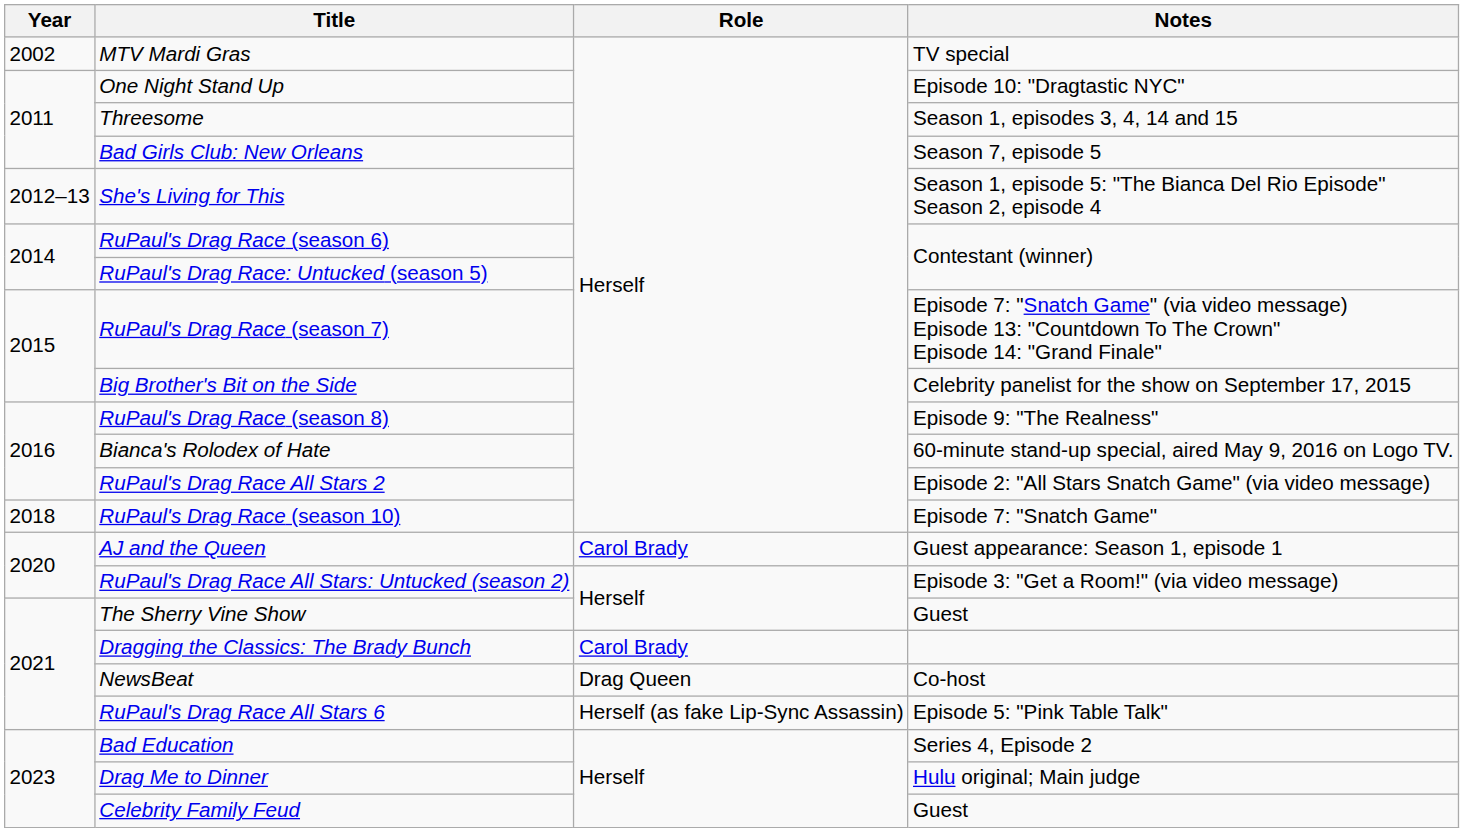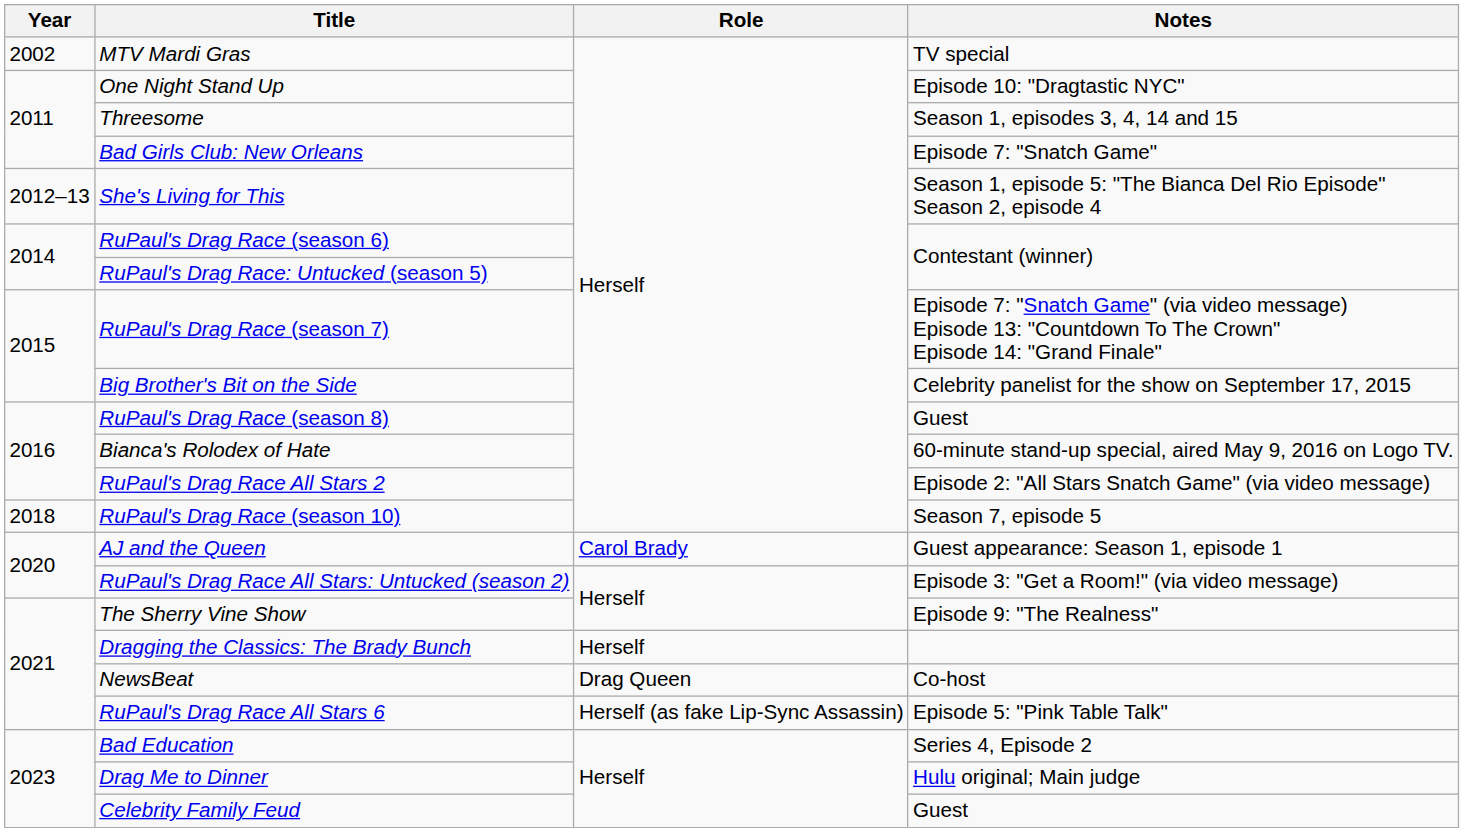(1007, 151) Season 7, episode 5 -> (1035, 151) Episode 7: "Snatch Game"
(1036, 417) Episode 9: "The Realness" -> (941, 417) Guest
(1035, 516) Episode 7: "Snatch Game" -> (1007, 516) Season 7, episode 5
(941, 614) Guest -> (1036, 614) Episode 9: "The Realness"
(633, 647) Carol Brady -> (612, 647) Herself
